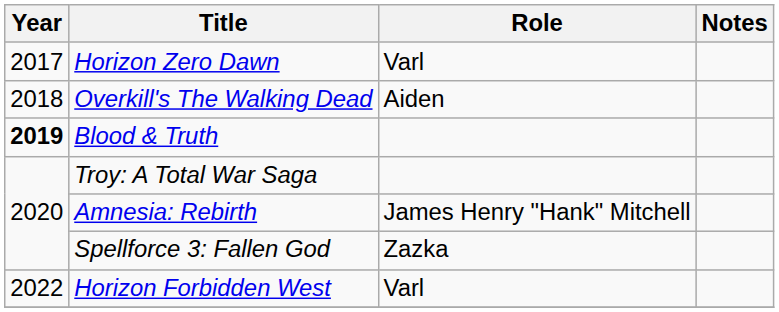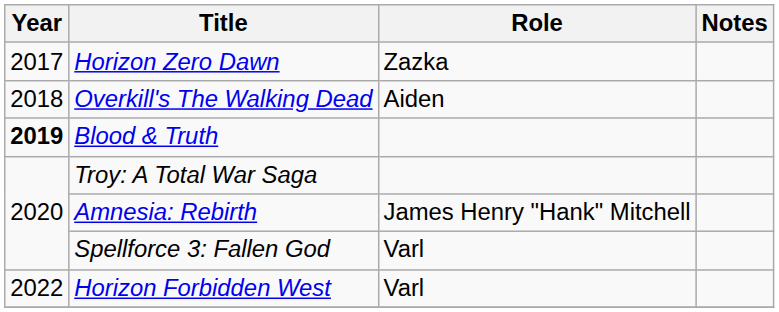(404, 61) Varl -> (416, 61) Zazka
(416, 250) Zazka -> (404, 250) Varl
